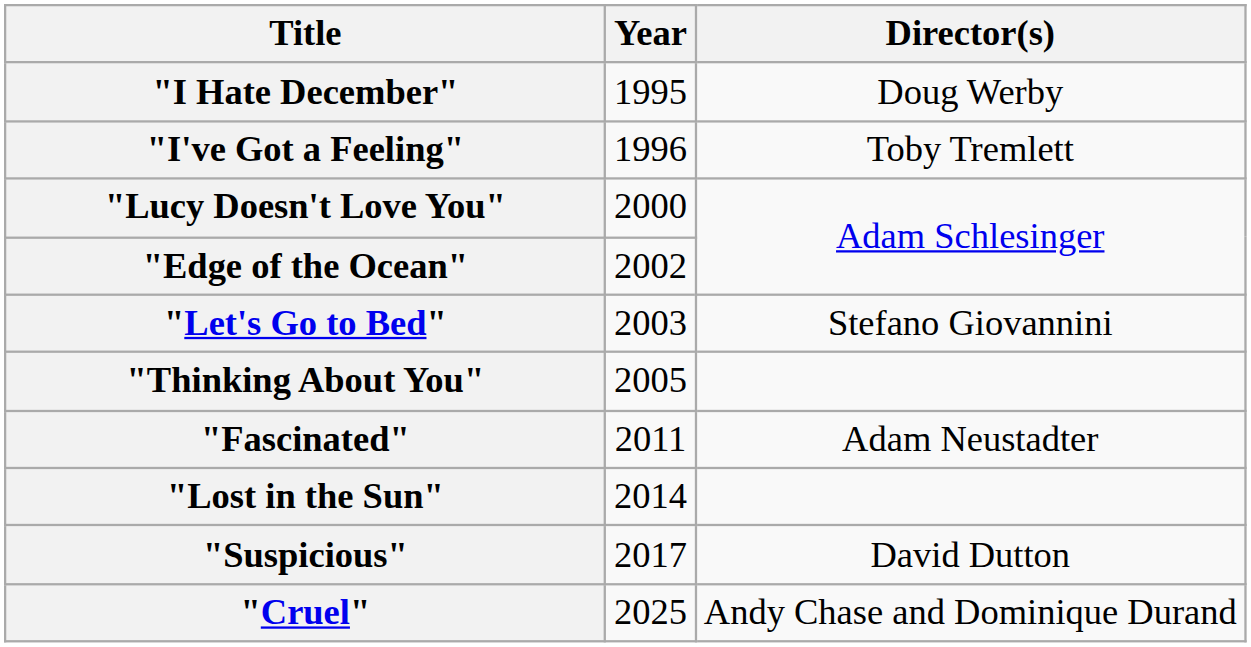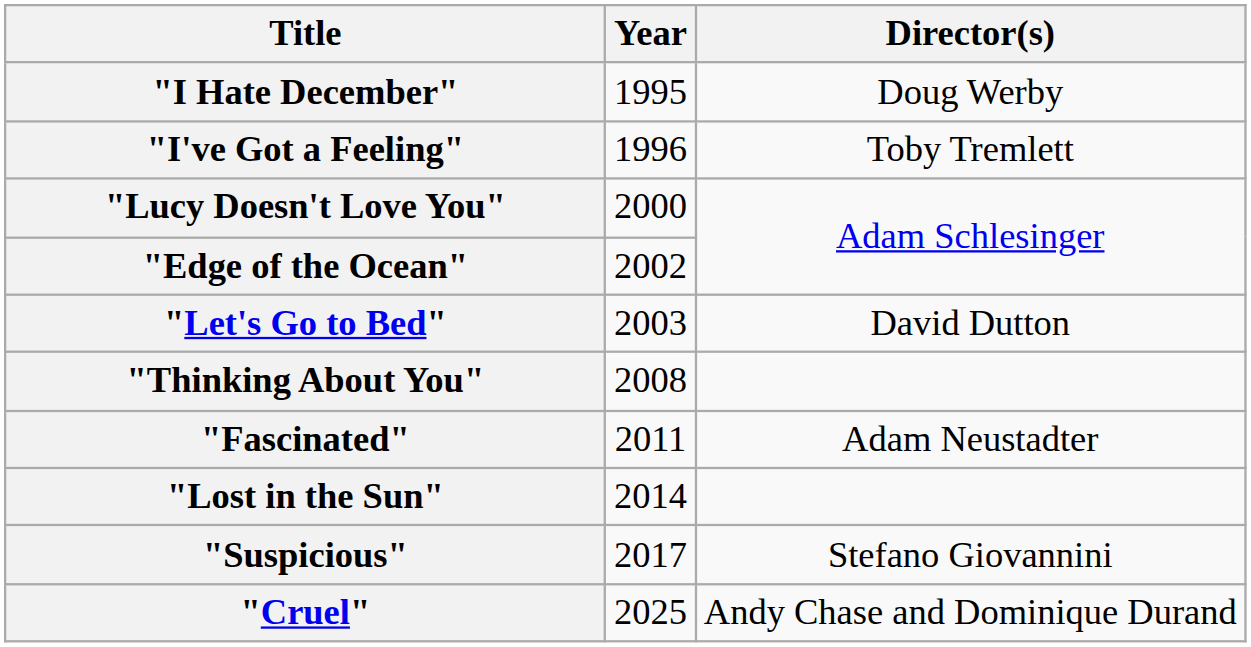(970, 322) Stefano Giovannini -> (970, 322) David Dutton
(651, 380) 2005 -> (651, 380) 2008
(970, 554) David Dutton -> (970, 554) Stefano Giovannini
